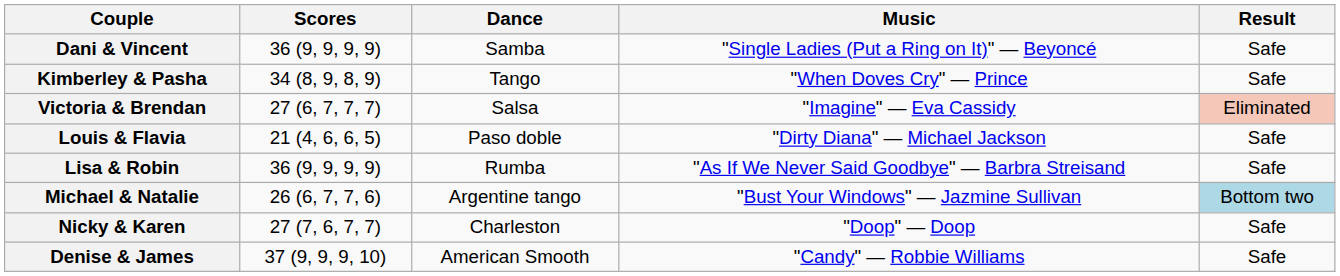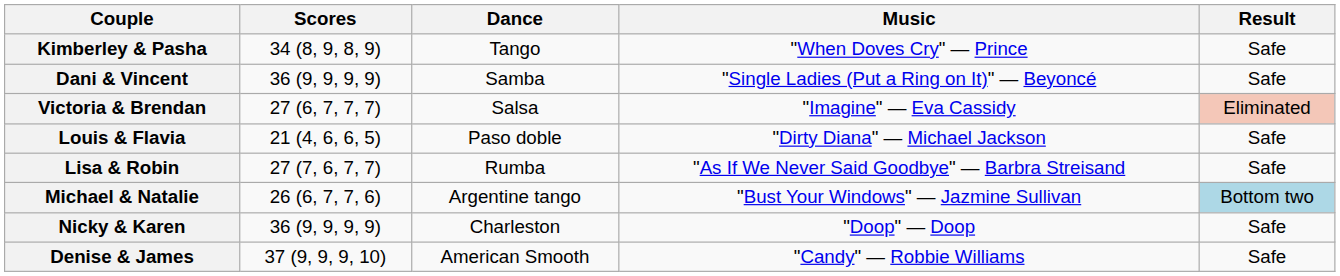rows swapped: (122, 49) <-> (122, 78)
(325, 167) 36 (9, 9, 9, 9) -> (325, 167) 27 (7, 6, 7, 7)
(325, 227) 27 (7, 6, 7, 7) -> (325, 227) 36 (9, 9, 9, 9)
